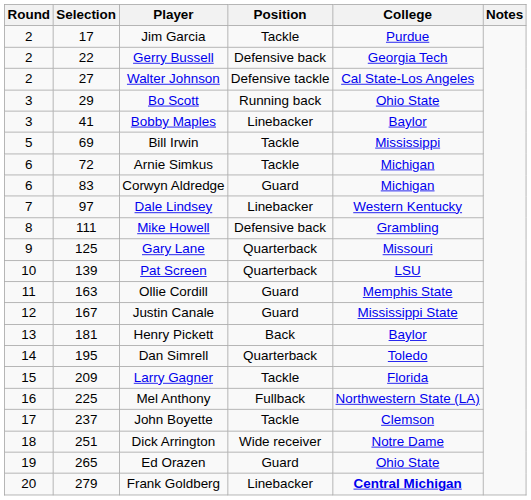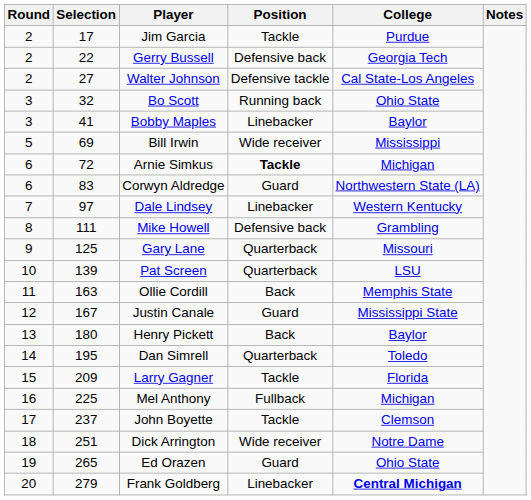(86, 100) 29 -> (86, 100) 32
(280, 143) Tackle -> (280, 143) Wide receiver
(280, 164) normal -> (280, 164) bold
(408, 185) Michigan -> (408, 185) Northwestern State (LA)
(280, 292) Guard -> (280, 292) Back
(86, 334) 181 -> (86, 334) 180
(408, 398) Northwestern State (LA) -> (408, 398) Michigan
